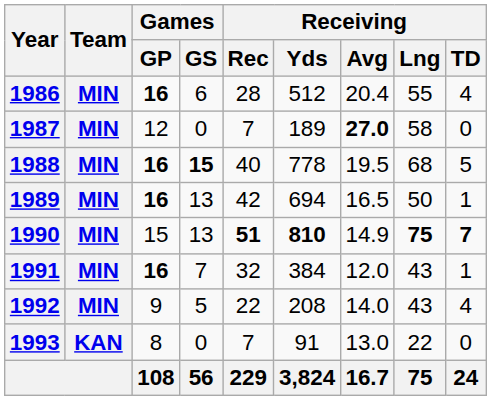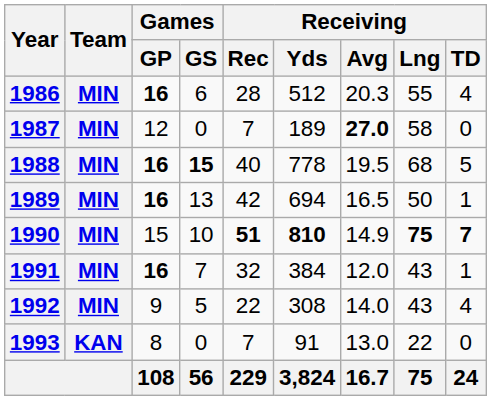(367, 93) 20.4 -> (367, 93) 20.3
(201, 235) 13 -> (201, 235) 10
(307, 306) 208 -> (307, 306) 308
